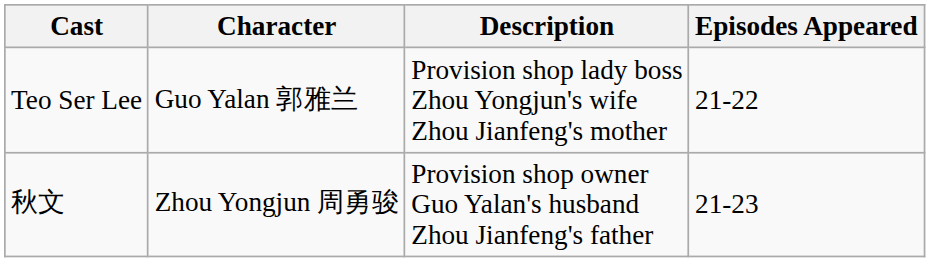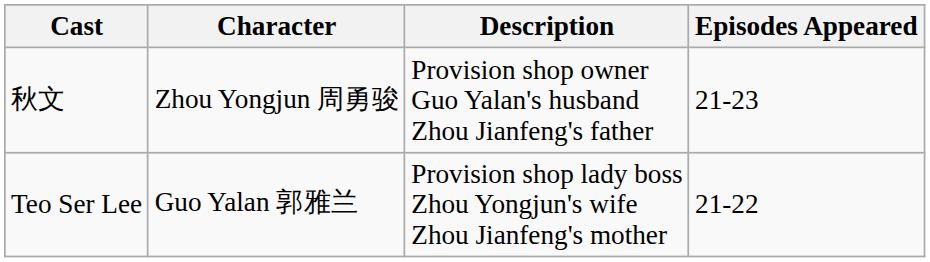rows swapped: (38, 203) <-> (77, 99)
